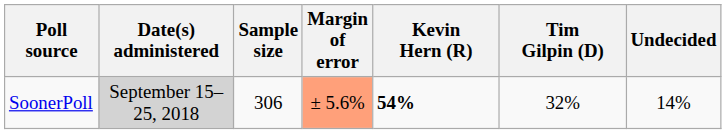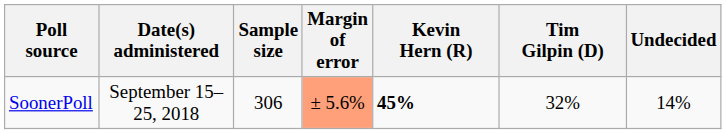(166, 102) lightgrey background -> (166, 102) no background
(396, 102) 54% -> (396, 102) 45%
